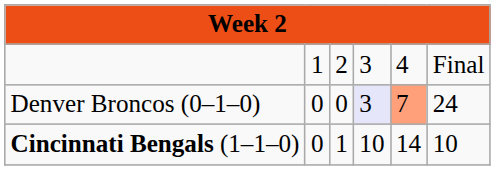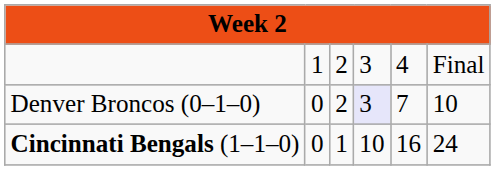(341, 104) 0 -> (341, 104) 2
(402, 104) lightsalmon background -> (402, 104) no background
(445, 104) 24 -> (445, 104) 10
(409, 143) 14 -> (409, 143) 16
(445, 143) 10 -> (445, 143) 24
